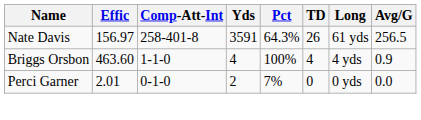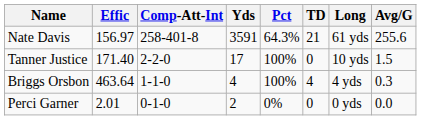(313, 37) 26 -> (313, 37) 21
(391, 37) 256.5 -> (391, 37) 255.6
+ row: (48, 59)
(115, 59) 463.60 -> (115, 81) 463.64
(384, 59) 0.9 -> (384, 81) 0.3
(273, 81) 7% -> (273, 103) 0%
